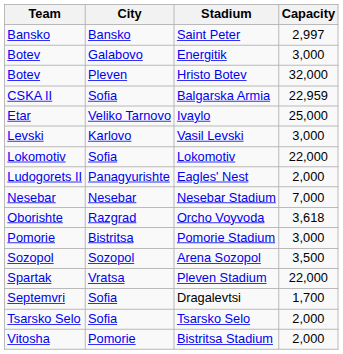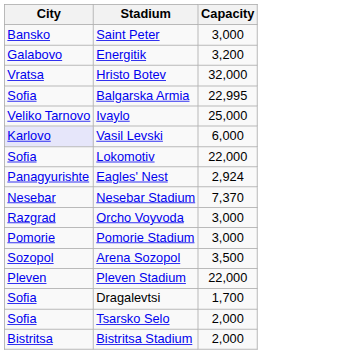- column: (45, 14)
(308, 34) 2,997 -> (228, 34) 3,000
(308, 55) 3,000 -> (228, 55) 3,200
(108, 75) Pleven -> (26, 75) Vratsa
(308, 95) 22,959 -> (228, 95) 22,995
(110, 136) no background -> (29, 136) lavender background
(308, 136) 3,000 -> (228, 136) 6,000
(308, 177) 2,000 -> (228, 177) 2,924
(308, 197) 7,000 -> (228, 197) 7,370
(308, 217) 3,618 -> (228, 217) 3,000
(111, 237) Bistritsa -> (31, 237) Pomorie
(106, 278) Vratsa -> (27, 278) Pleven
(112, 339) Pomorie -> (30, 339) Bistritsa
